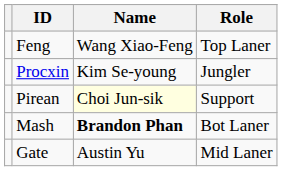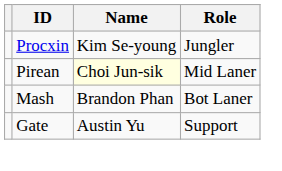- row: (33, 44)
(227, 98) Support -> (220, 71) Mid Laner
(130, 125) bold -> (125, 98) normal
(237, 152) Mid Laner -> (211, 125) Support
